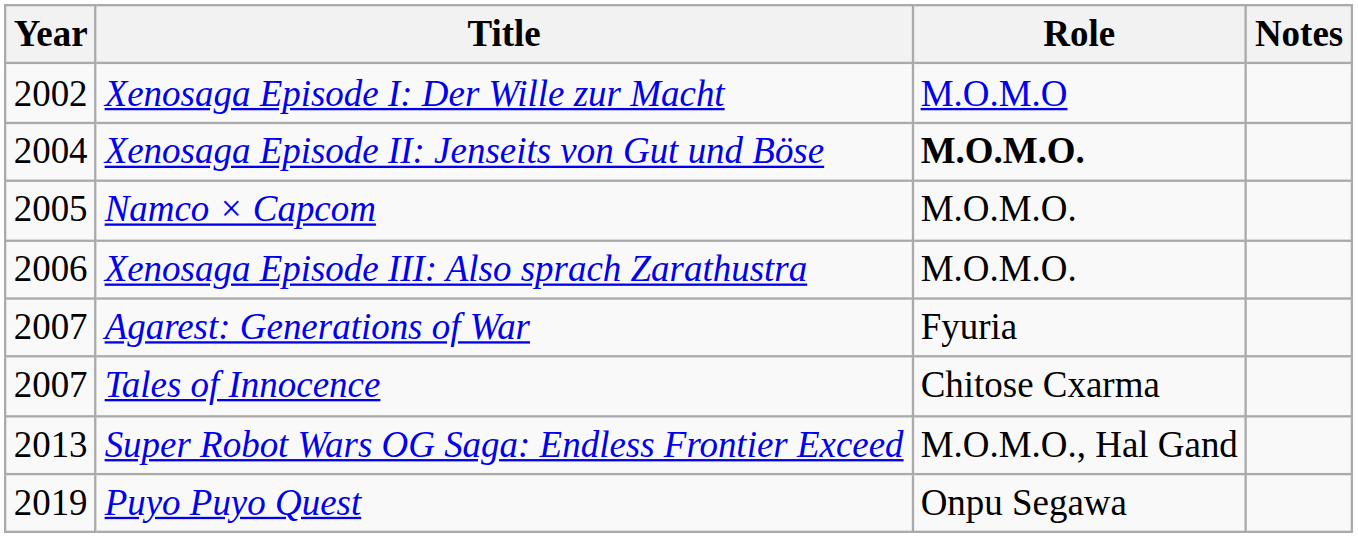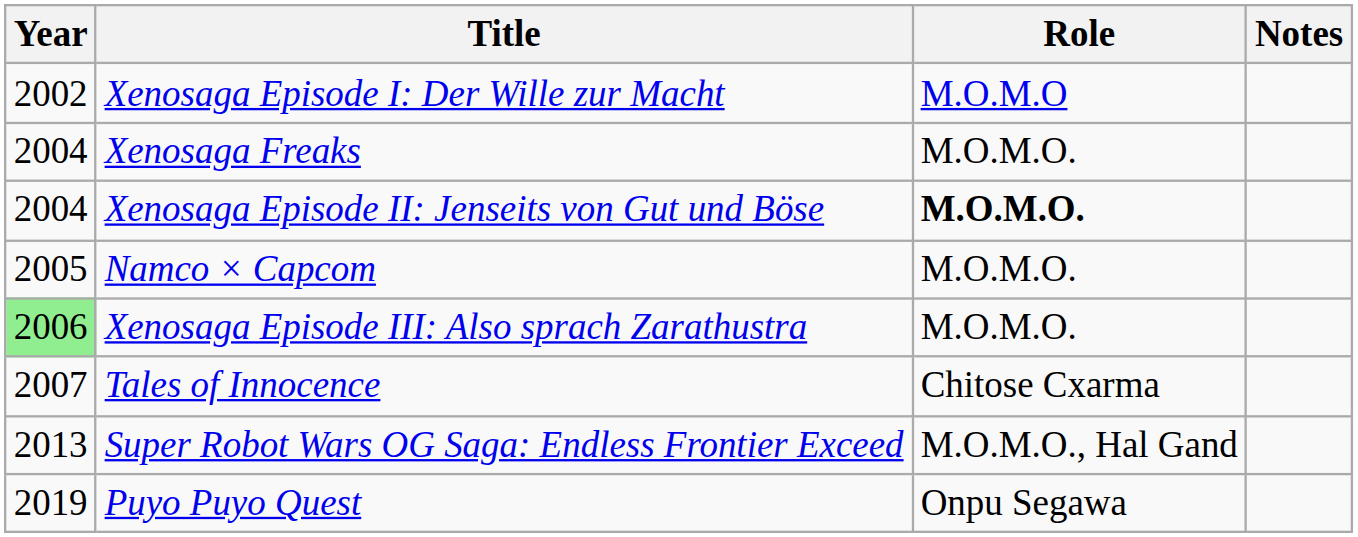+ row: (233, 151)
(51, 268) no background -> (51, 326) lightgreen background
- row: (317, 326)
